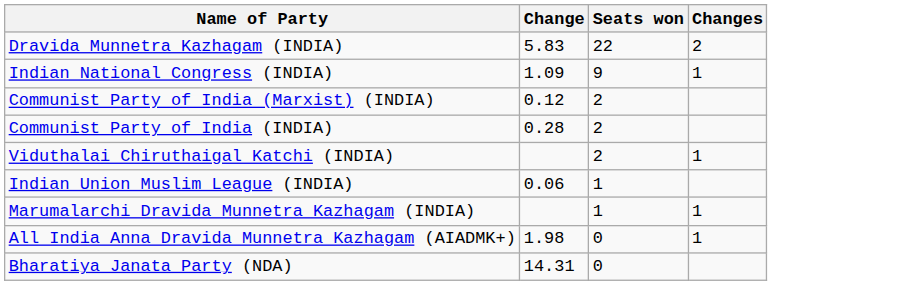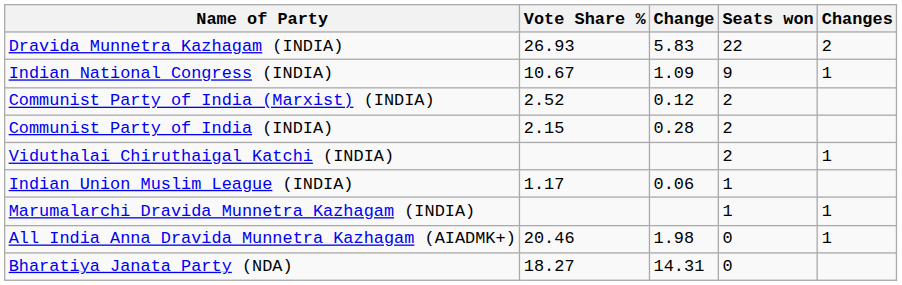+ column: (585, 18)
